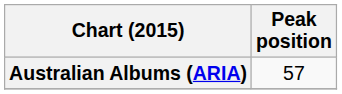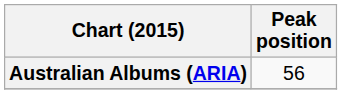(294, 72) 57 -> (294, 72) 56
